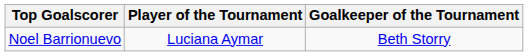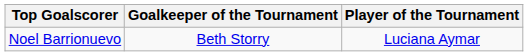columns swapped: (215, 16) <-> (414, 16)
